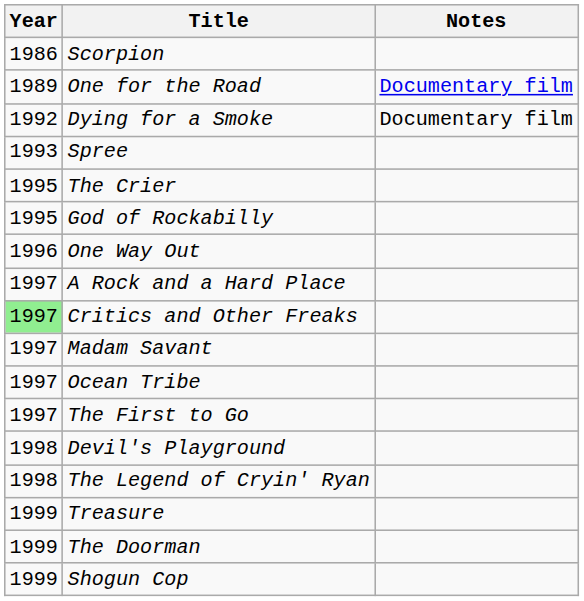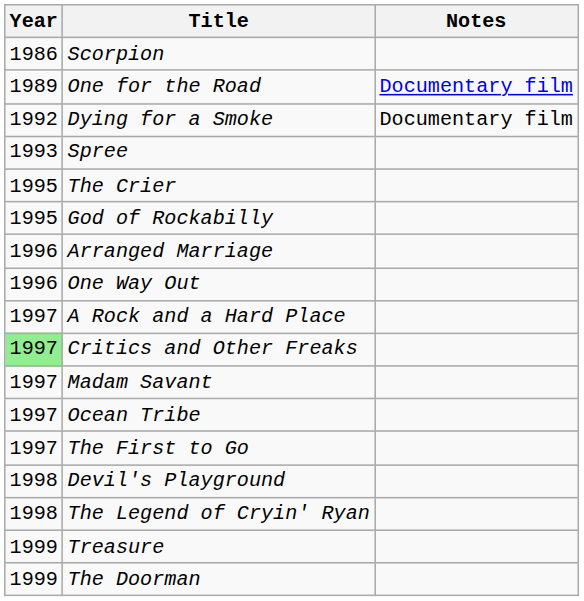+ row: (170, 251)
- row: (128, 579)
